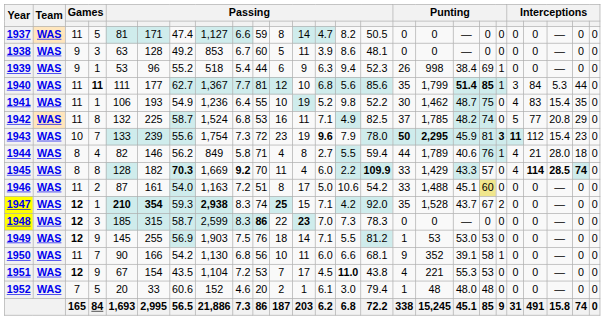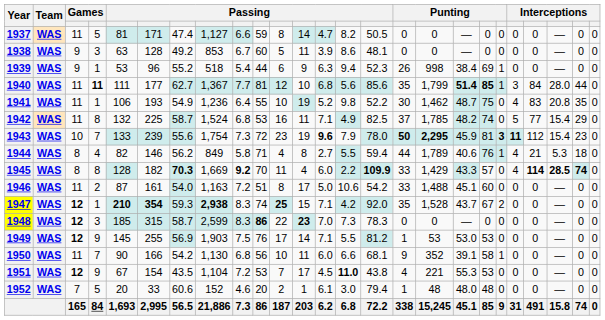(560, 85) 5.3 -> (560, 85) 28.0
(560, 102) 15.4 -> (560, 102) 20.8
(560, 119) 20.8 -> (560, 119) 15.4
(560, 153) 28.0 -> (560, 153) 5.3
(488, 187) khaki background -> (488, 187) no background
(281, 238) 18 -> (281, 238) 17
